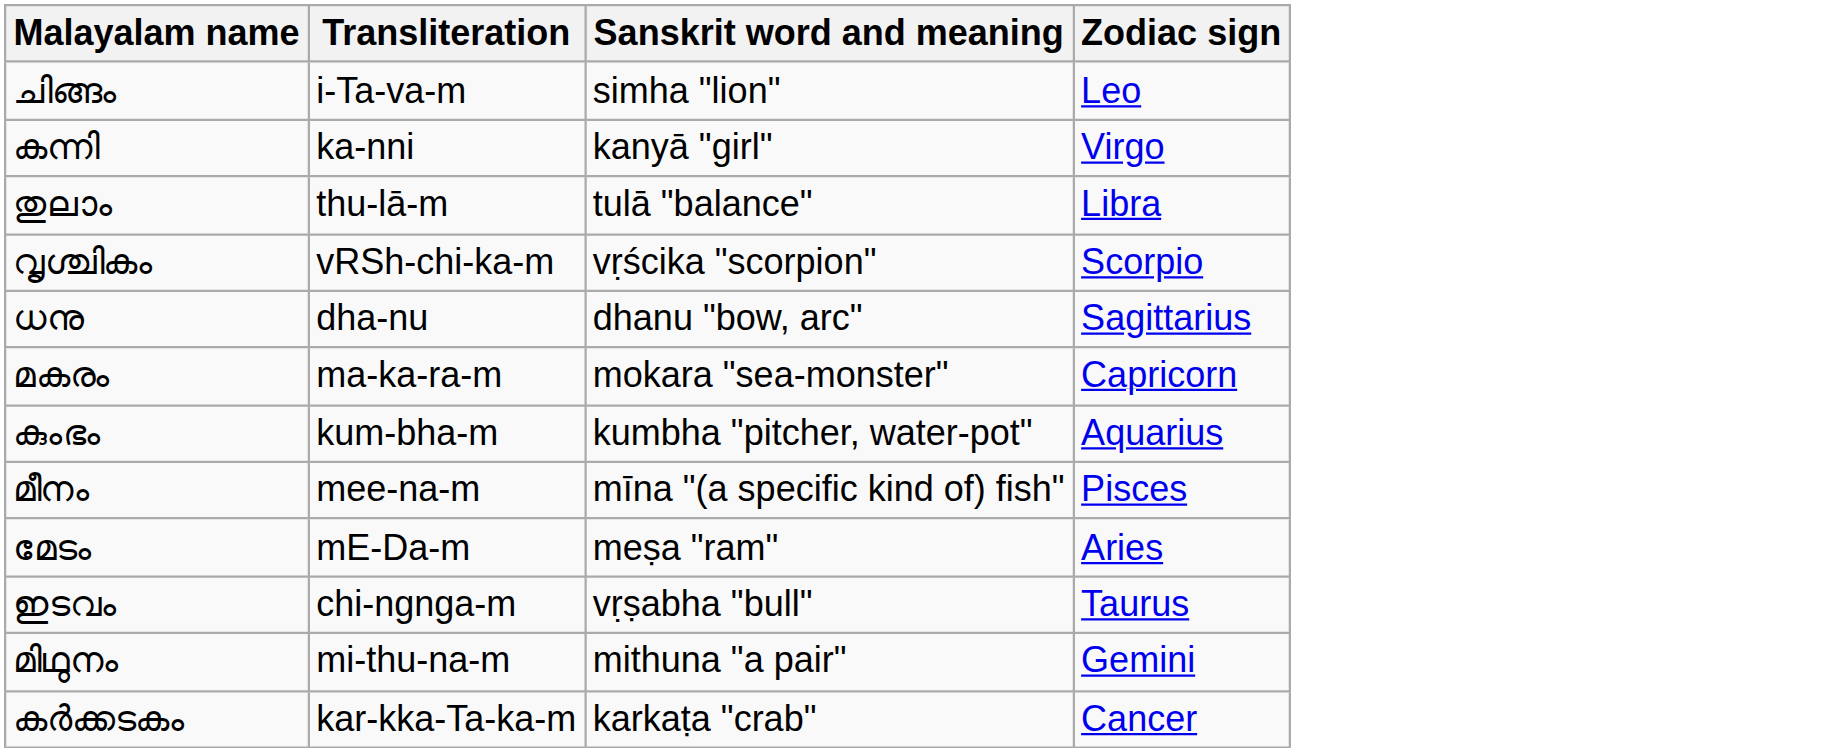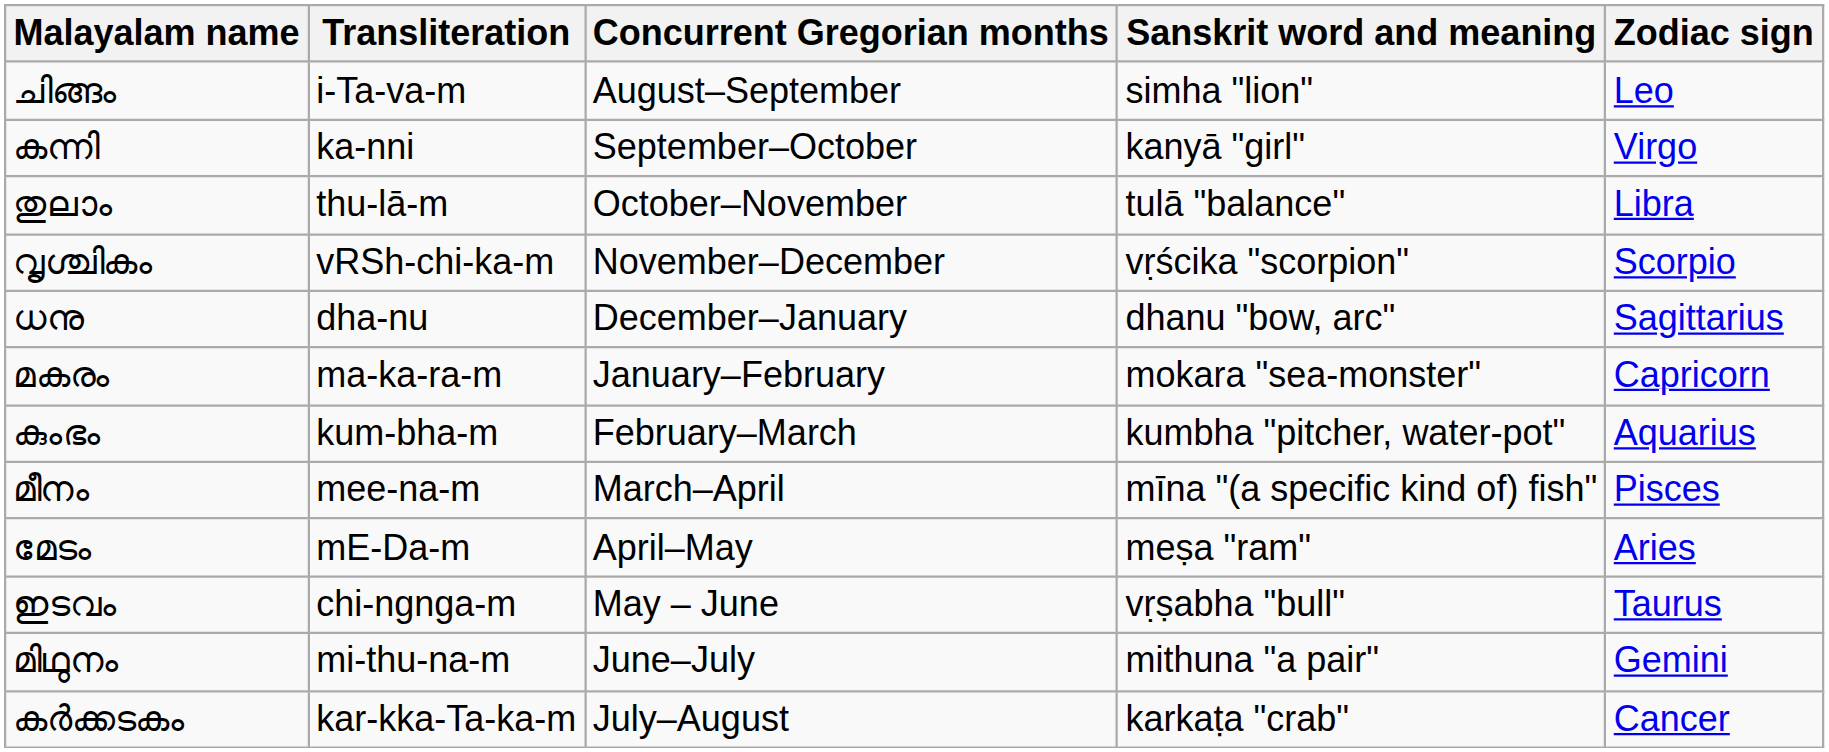+ column: (851, 33)
